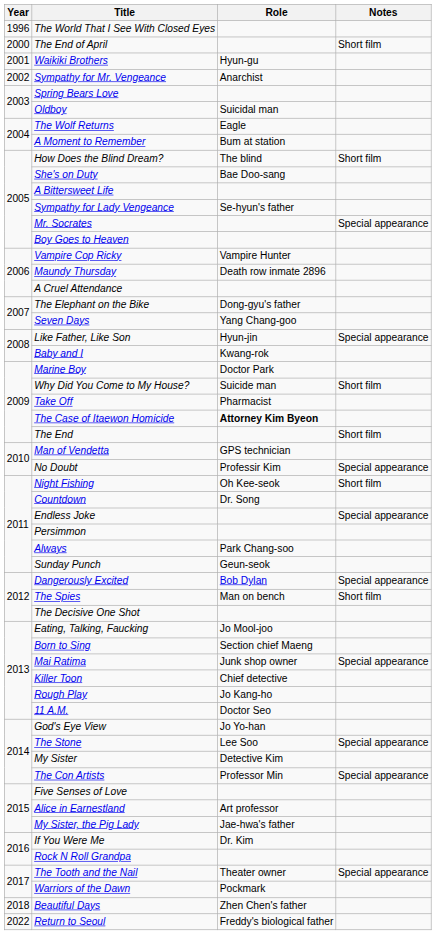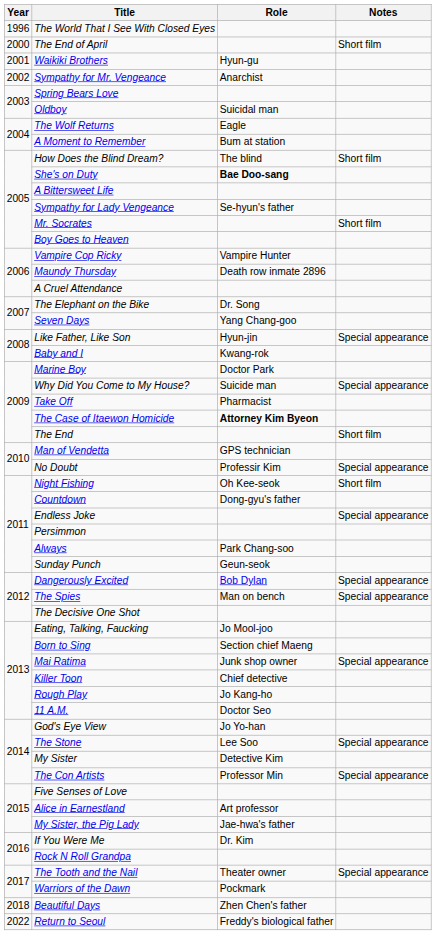(253, 175) normal -> (254, 175) bold
(383, 223) Special appearance -> (360, 223) Short film
(260, 304) Dong-gyu's father -> (240, 304) Dr. Song
(360, 386) Short film -> (383, 386) Special appearance
(240, 499) Dr. Song -> (260, 499) Dong-gyu's father
(360, 597) Short film -> (383, 597) Special appearance
